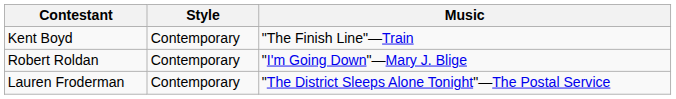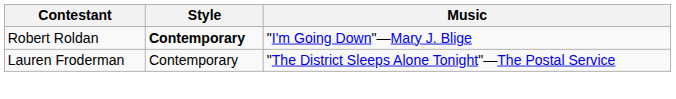- row: (40, 37)
(195, 60) normal -> (197, 37) bold
